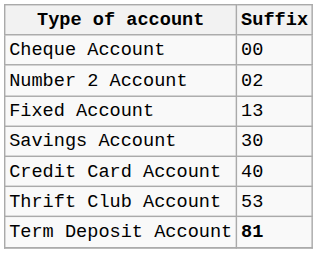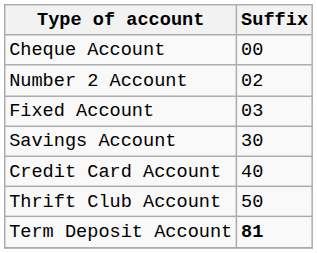(252, 111) 13 -> (252, 111) 03
(252, 202) 53 -> (252, 202) 50
